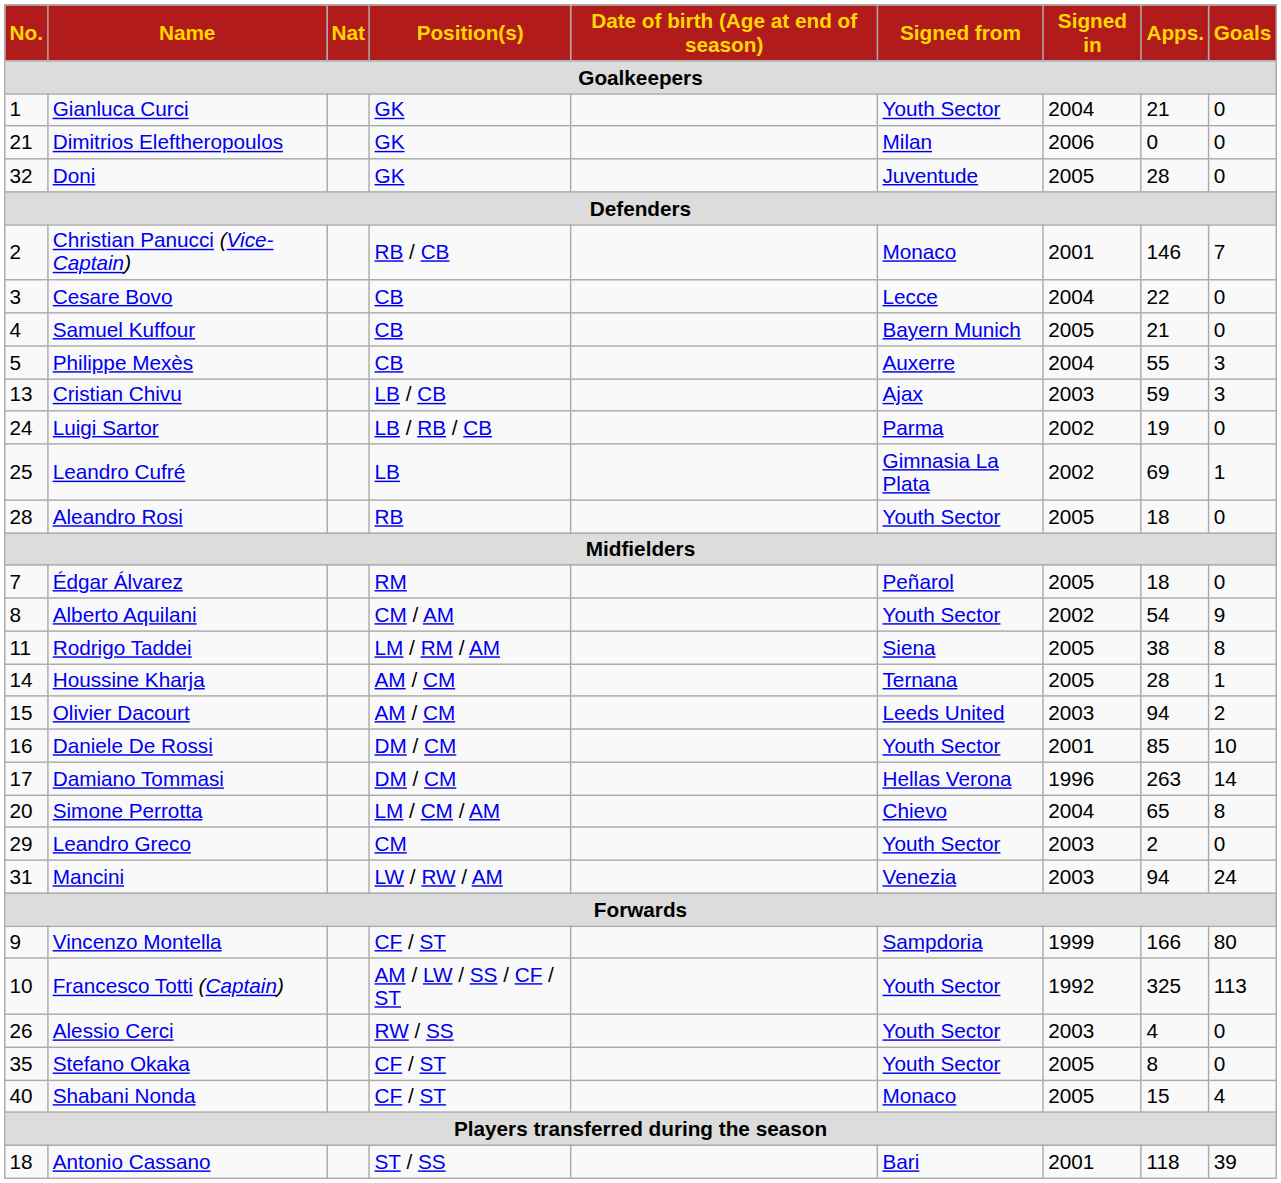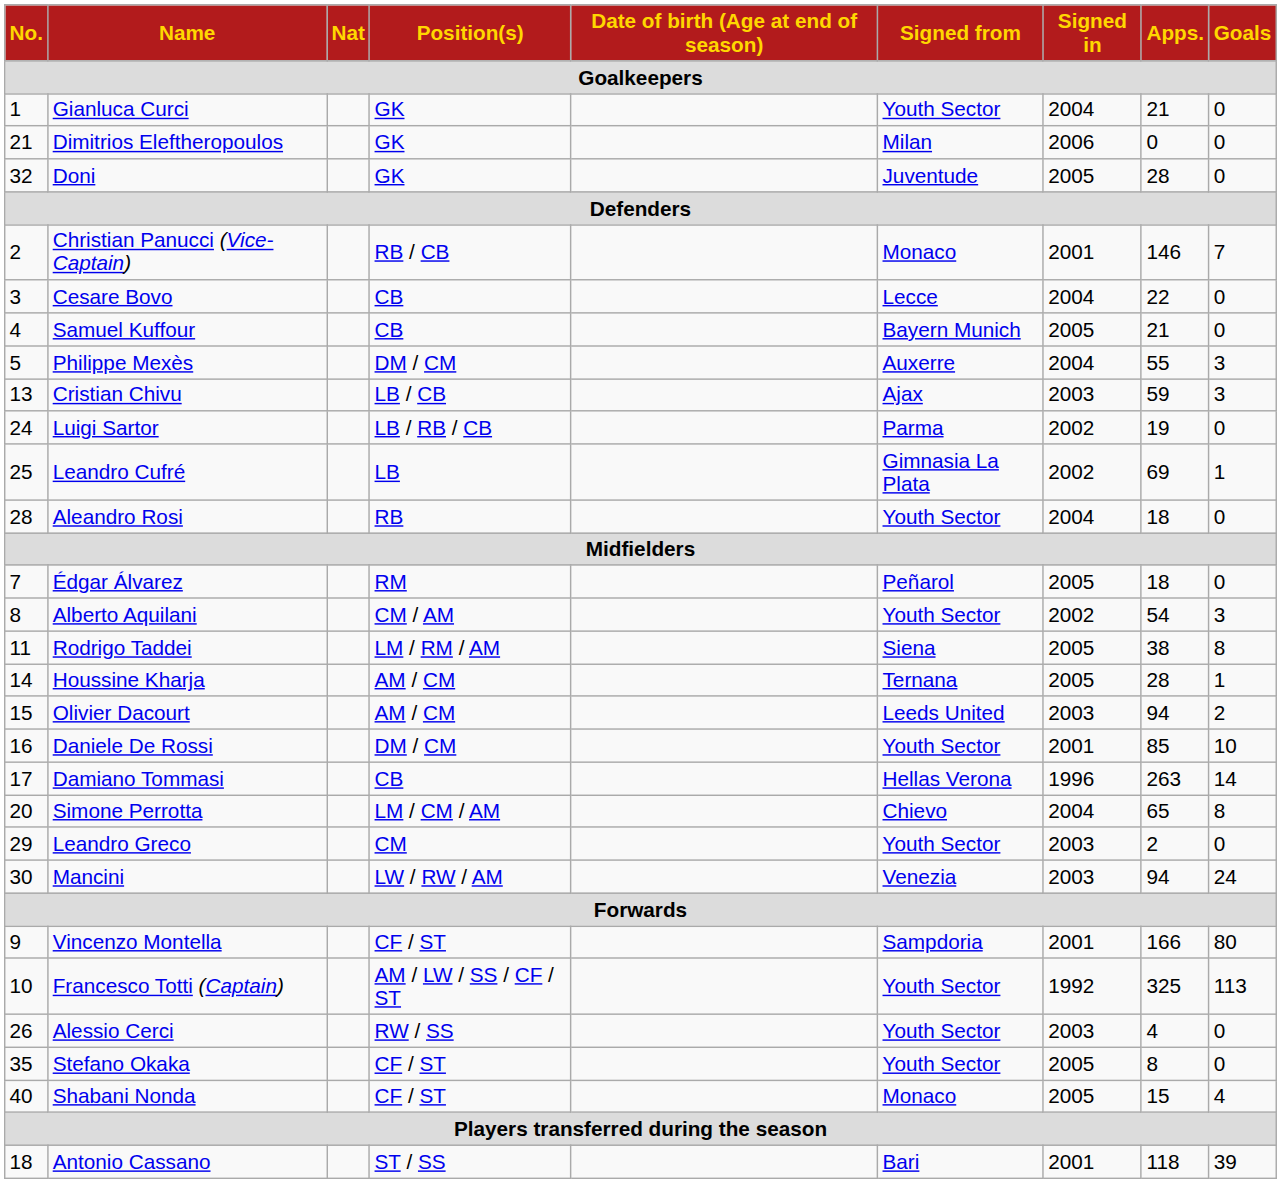(389, 362) CB -> (415, 362) DM / CM
(1071, 516) 2005 -> (1071, 516) 2004
(1219, 615) 9 -> (1219, 615) 3
(415, 779) DM / CM -> (389, 779) CB
(21, 877) 31 -> (21, 877) 30
(1071, 942) 1999 -> (1071, 942) 2001
